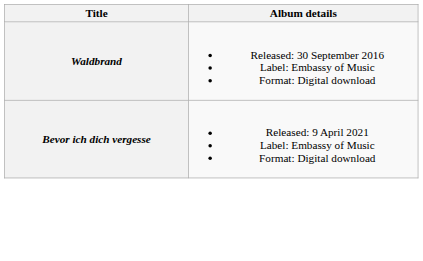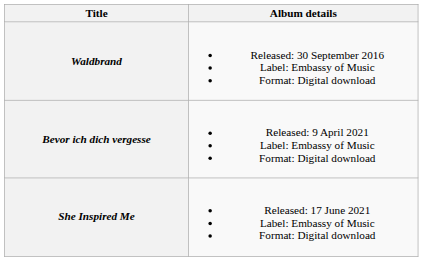+ row: (97, 217)
